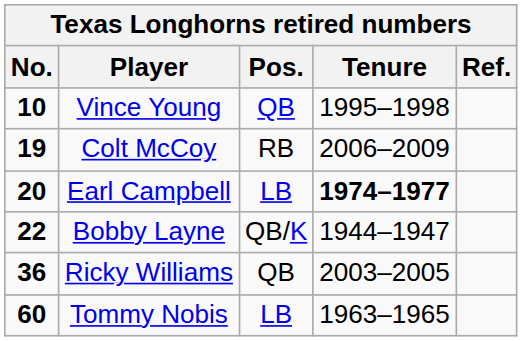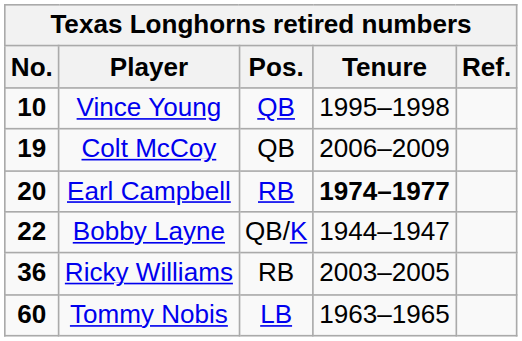(276, 149) RB -> (276, 149) QB
(276, 190) LB -> (276, 190) RB
(276, 273) QB -> (276, 273) RB
